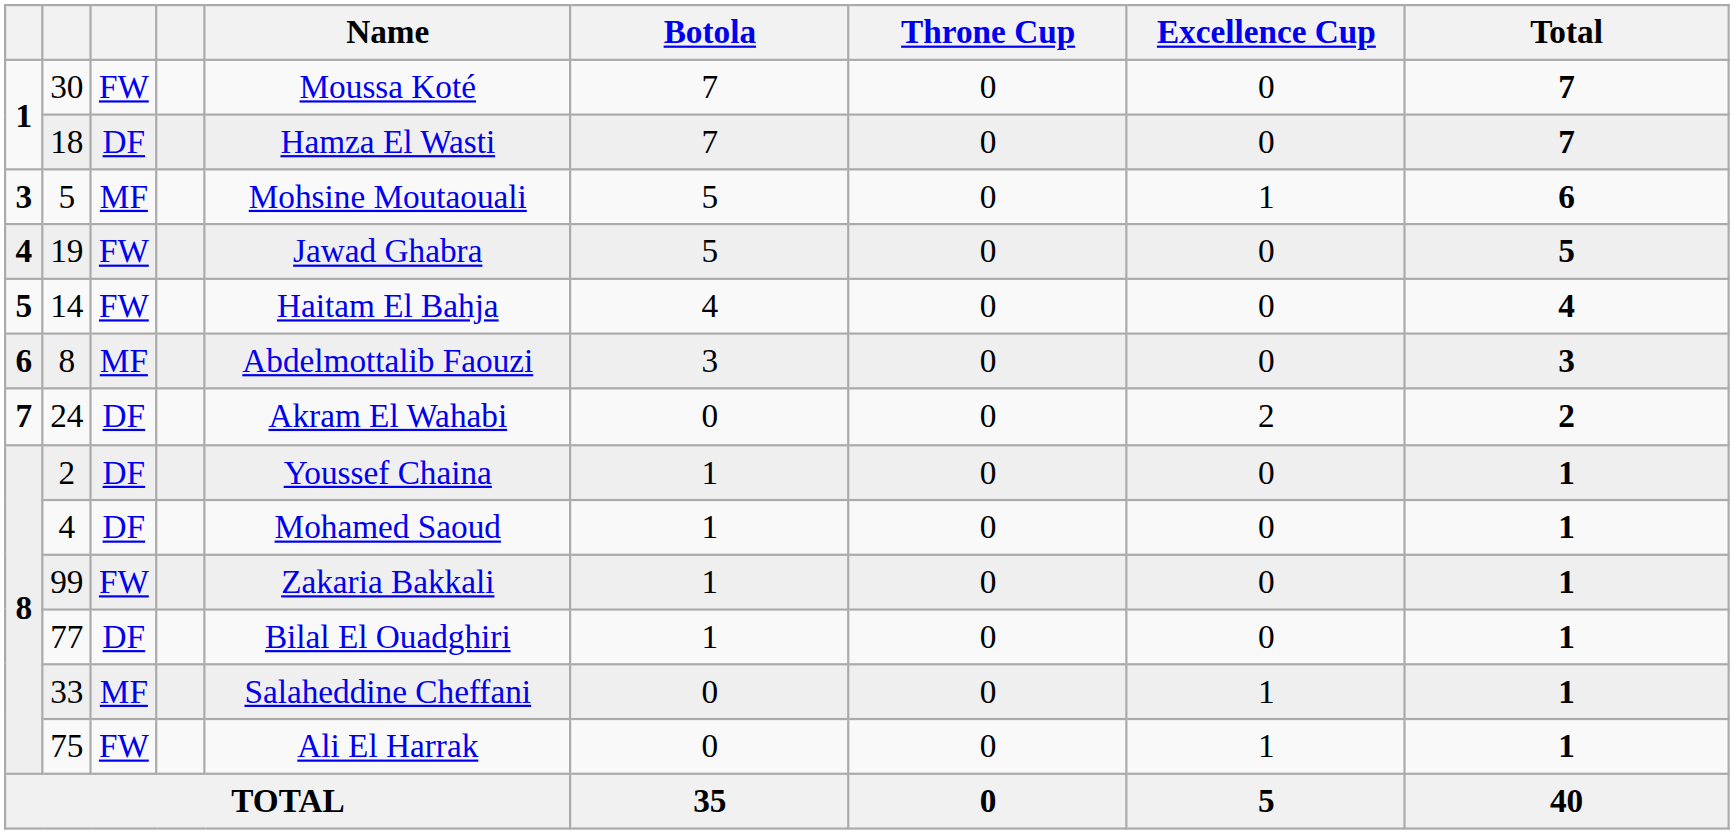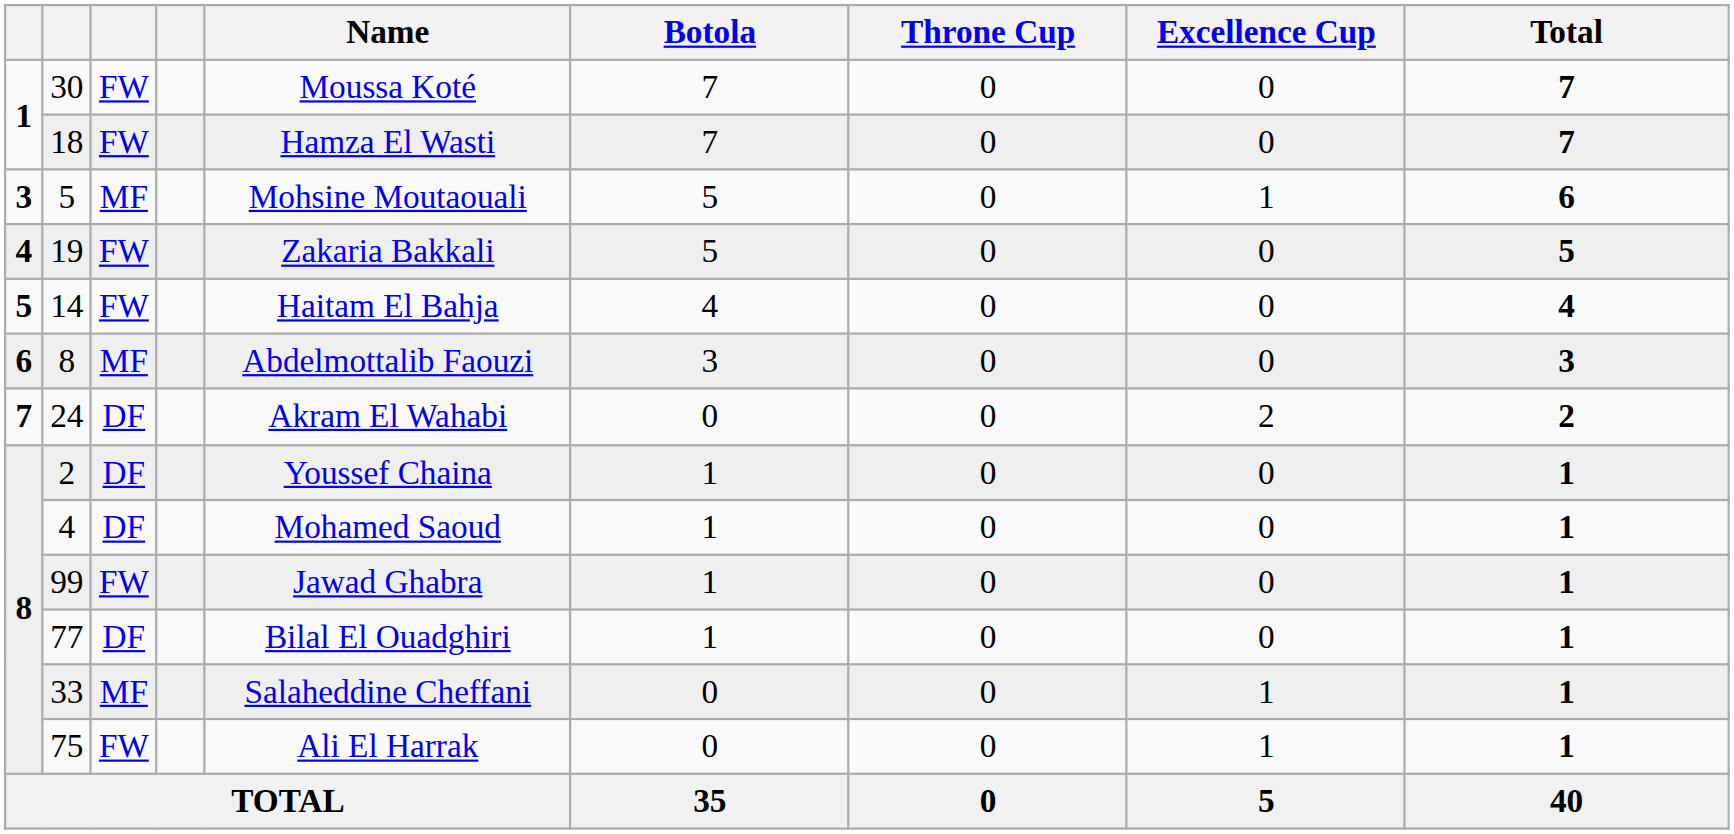(124, 141) DF -> (124, 141) FW
(388, 251) Jawad Ghabra -> (388, 251) Zakaria Bakkali
(388, 580) Zakaria Bakkali -> (388, 580) Jawad Ghabra
